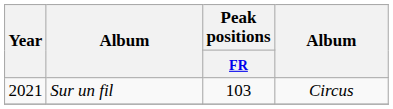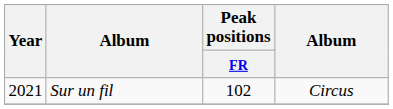(238, 90) 103 -> (238, 90) 102
